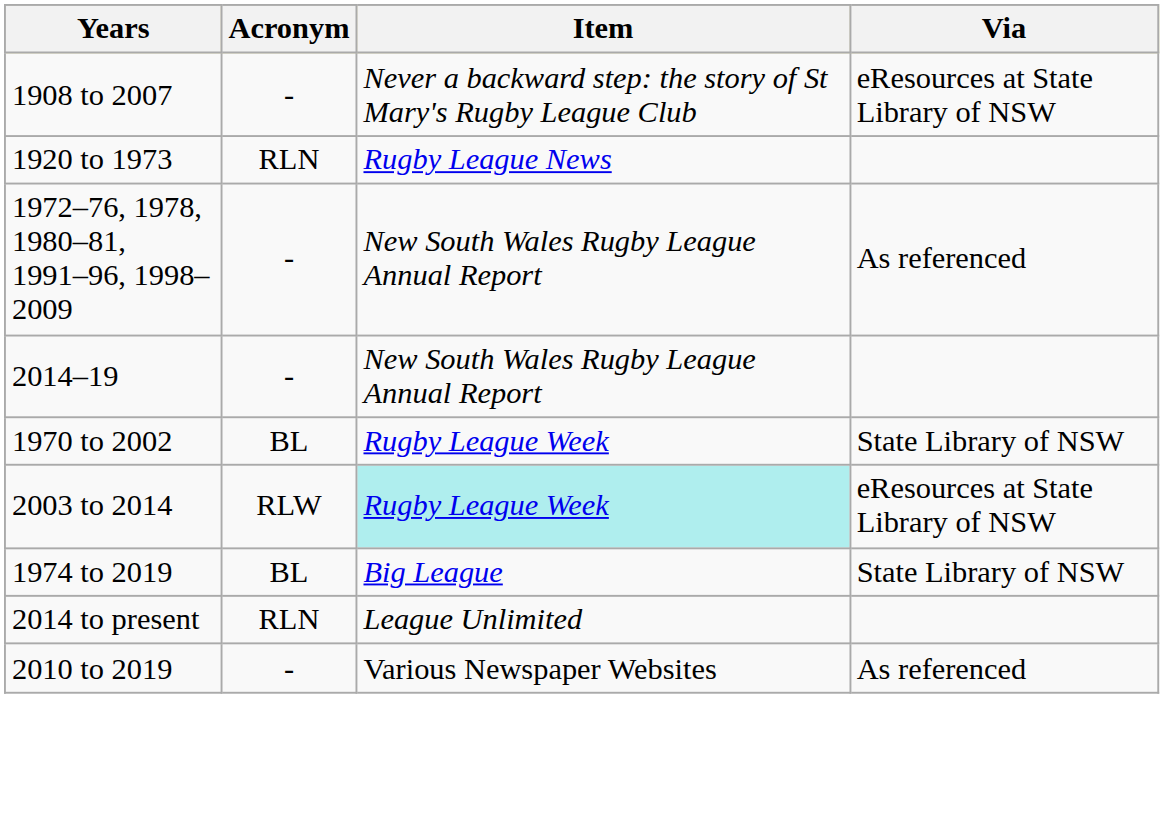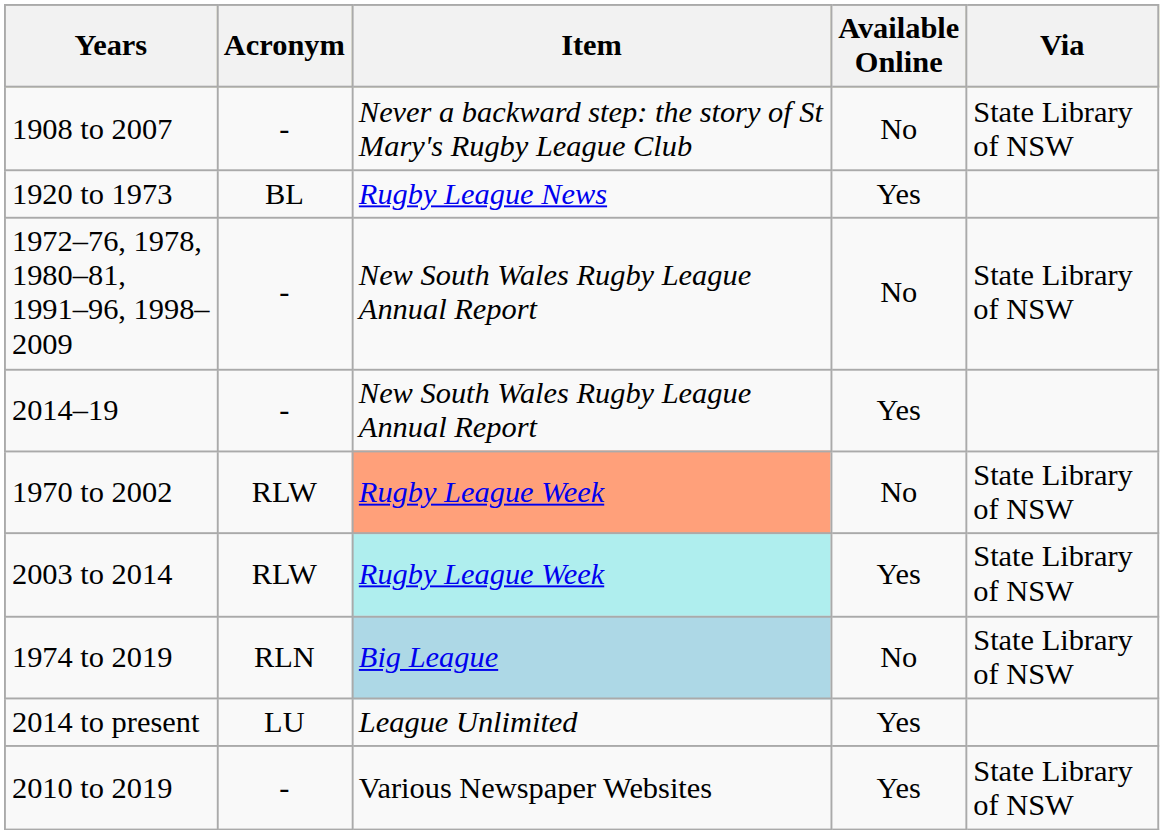+ column: (899, 45)
(975, 93) eResources at State Library of NSW -> (1053, 128) State Library of NSW
(289, 159) RLN -> (284, 193) BL
(941, 258) As referenced -> (1053, 292) State Library of NSW
(289, 440) BL -> (284, 491) RLW
(486, 440) no background -> (482, 491) lightsalmon background
(975, 505) eResources at State Library of NSW -> (1053, 574) State Library of NSW
(289, 571) BL -> (284, 656) RLN
(433, 571) no background -> (429, 656) lightblue background
(289, 619) RLN -> (284, 722) LU
(941, 667) As referenced -> (1053, 787) State Library of NSW
